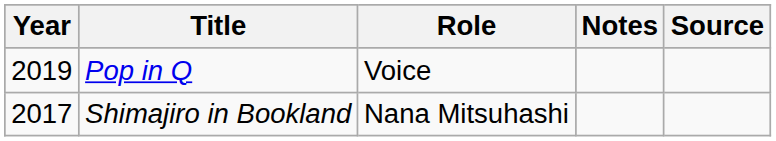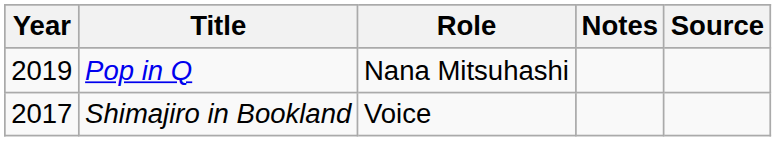(398, 69) Voice -> (466, 69) Nana Mitsuhashi
(466, 113) Nana Mitsuhashi -> (398, 113) Voice
